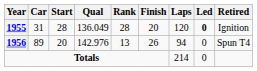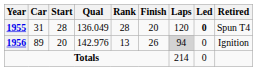(233, 27) Ignition -> (233, 27) Spun T4
(181, 43) no background -> (181, 43) lightgrey background
(233, 43) Spun T4 -> (233, 43) Ignition
